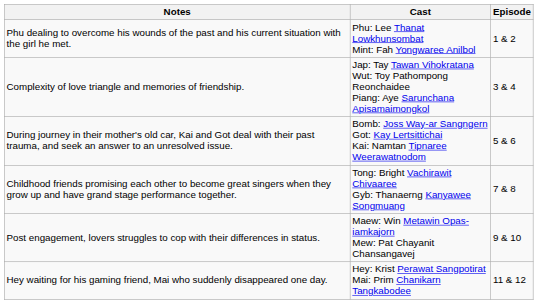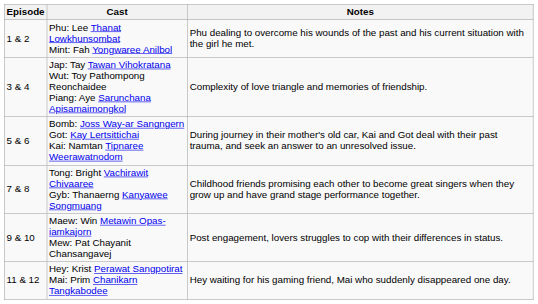columns swapped: (512, 12) <-> (177, 12)
